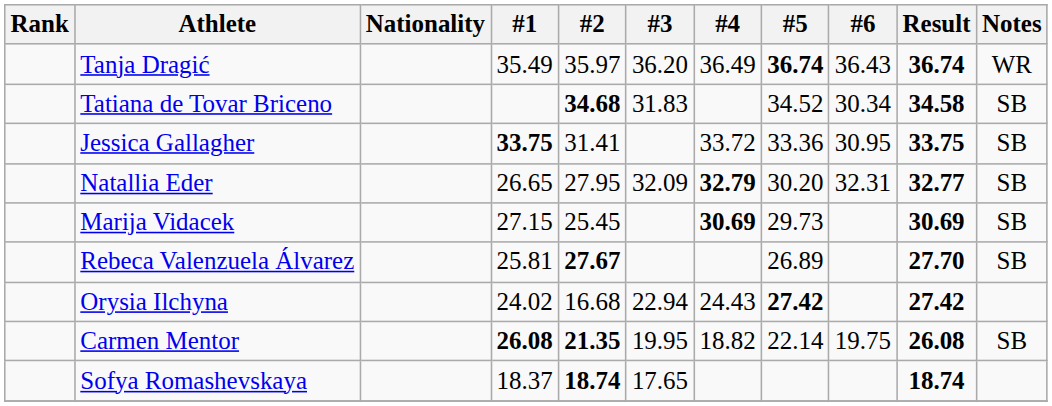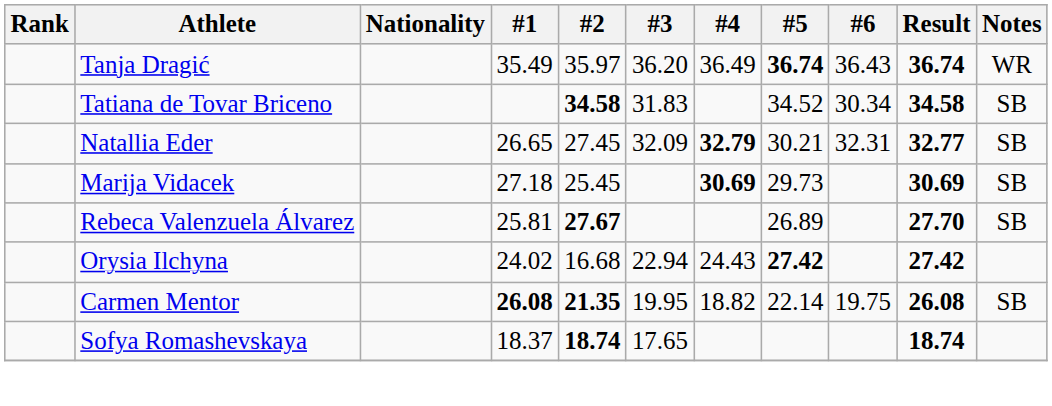(592, 103) 34.68 -> (592, 103) 34.58
- row: (167, 143)
(592, 182) 27.95 -> (592, 143) 27.45
(795, 182) 30.20 -> (795, 143) 30.21
(525, 222) 27.15 -> (525, 182) 27.18
